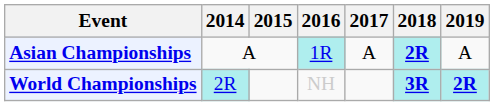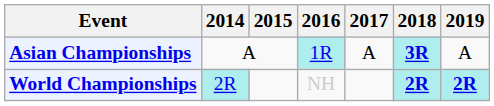(417, 52) 2R -> (417, 52) 3R
(417, 85) 3R -> (417, 85) 2R
